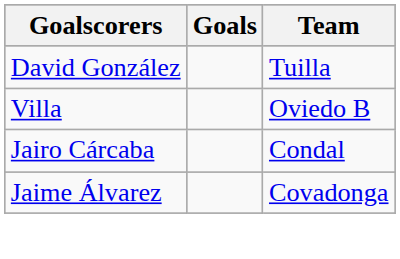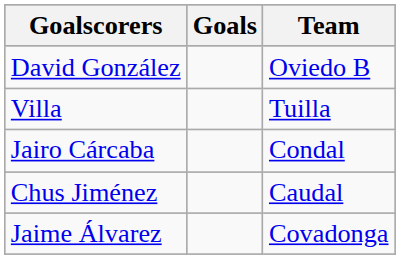(300, 66) Tuilla -> (320, 66) Oviedo B
(320, 108) Oviedo B -> (300, 108) Tuilla
+ row: (84, 191)
